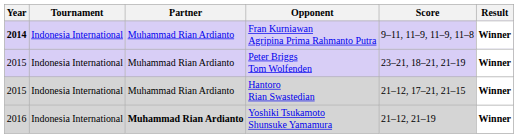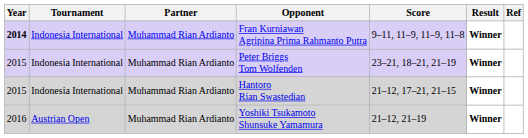+ column: (514, 13)
(77, 119) Indonesia International -> (60, 119) Austrian Open
(186, 119) bold -> (181, 119) normal
